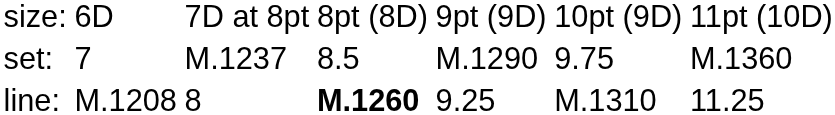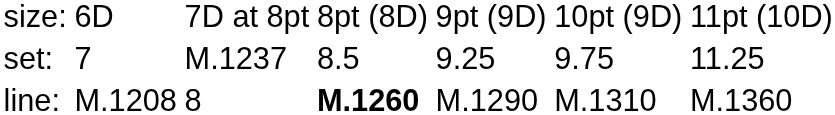(487, 58) M.1290 -> (465, 58) 9.25
(741, 58) M.1360 -> (727, 58) 11.25
(465, 101) 9.25 -> (487, 101) M.1290
(727, 101) 11.25 -> (741, 101) M.1360
